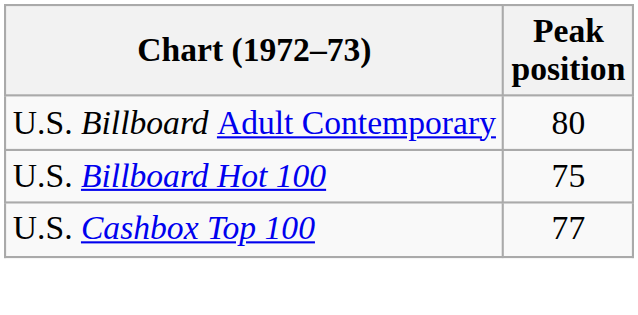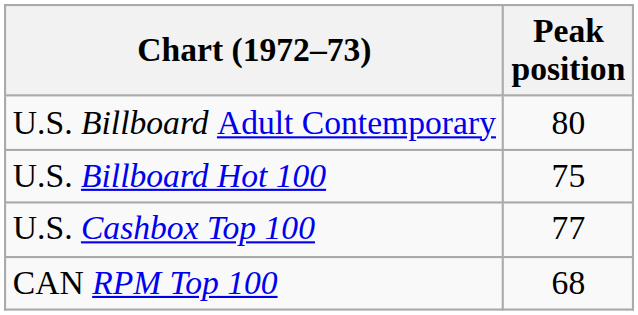+ row: (145, 282)
